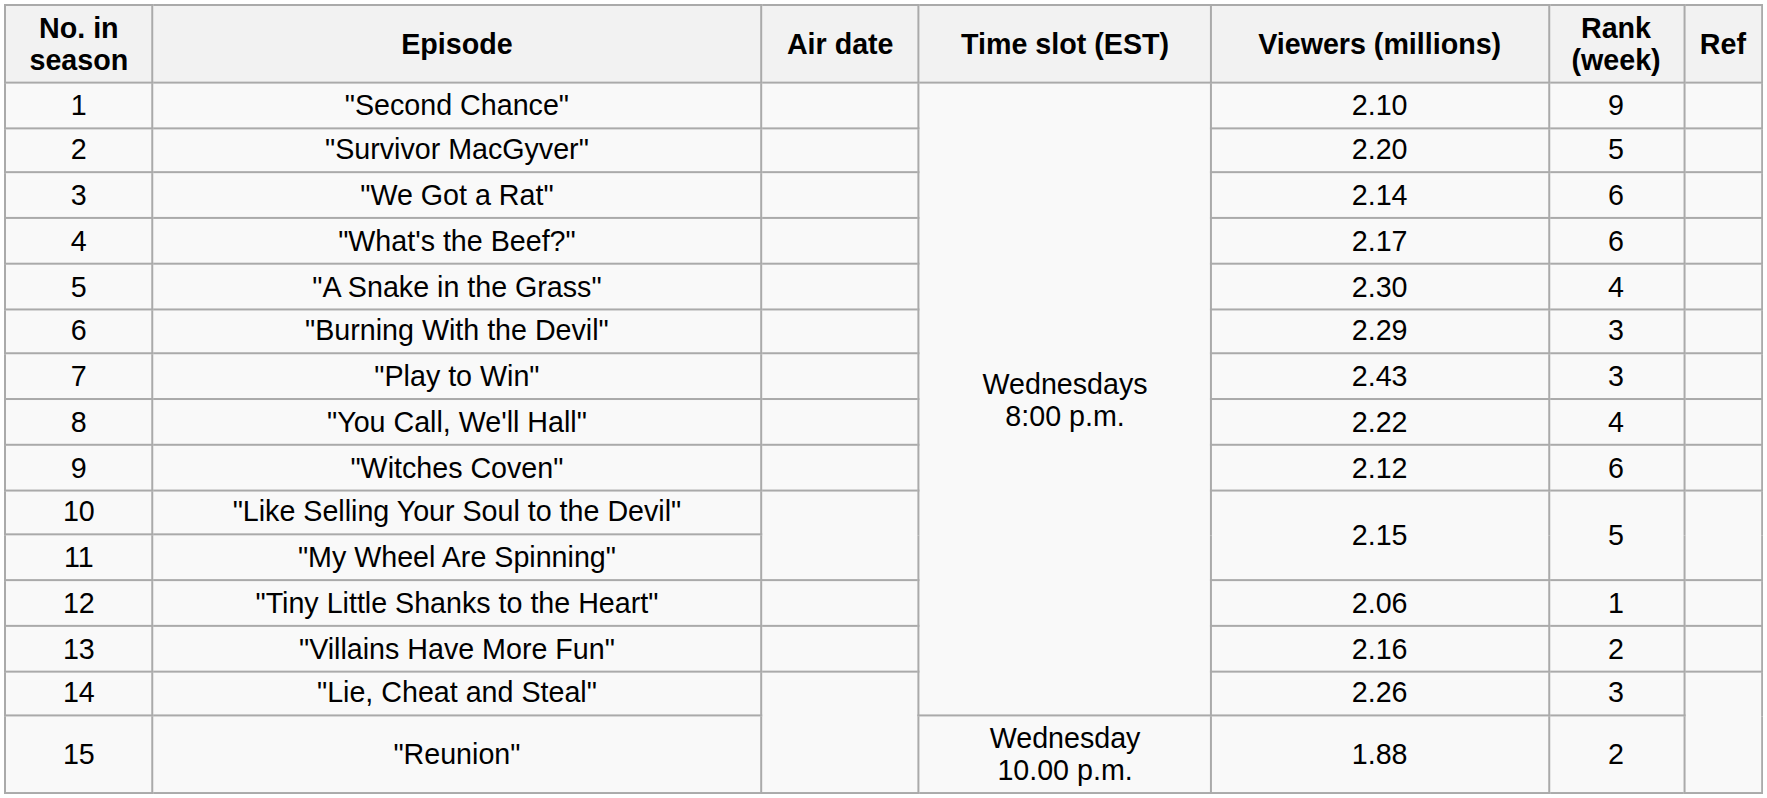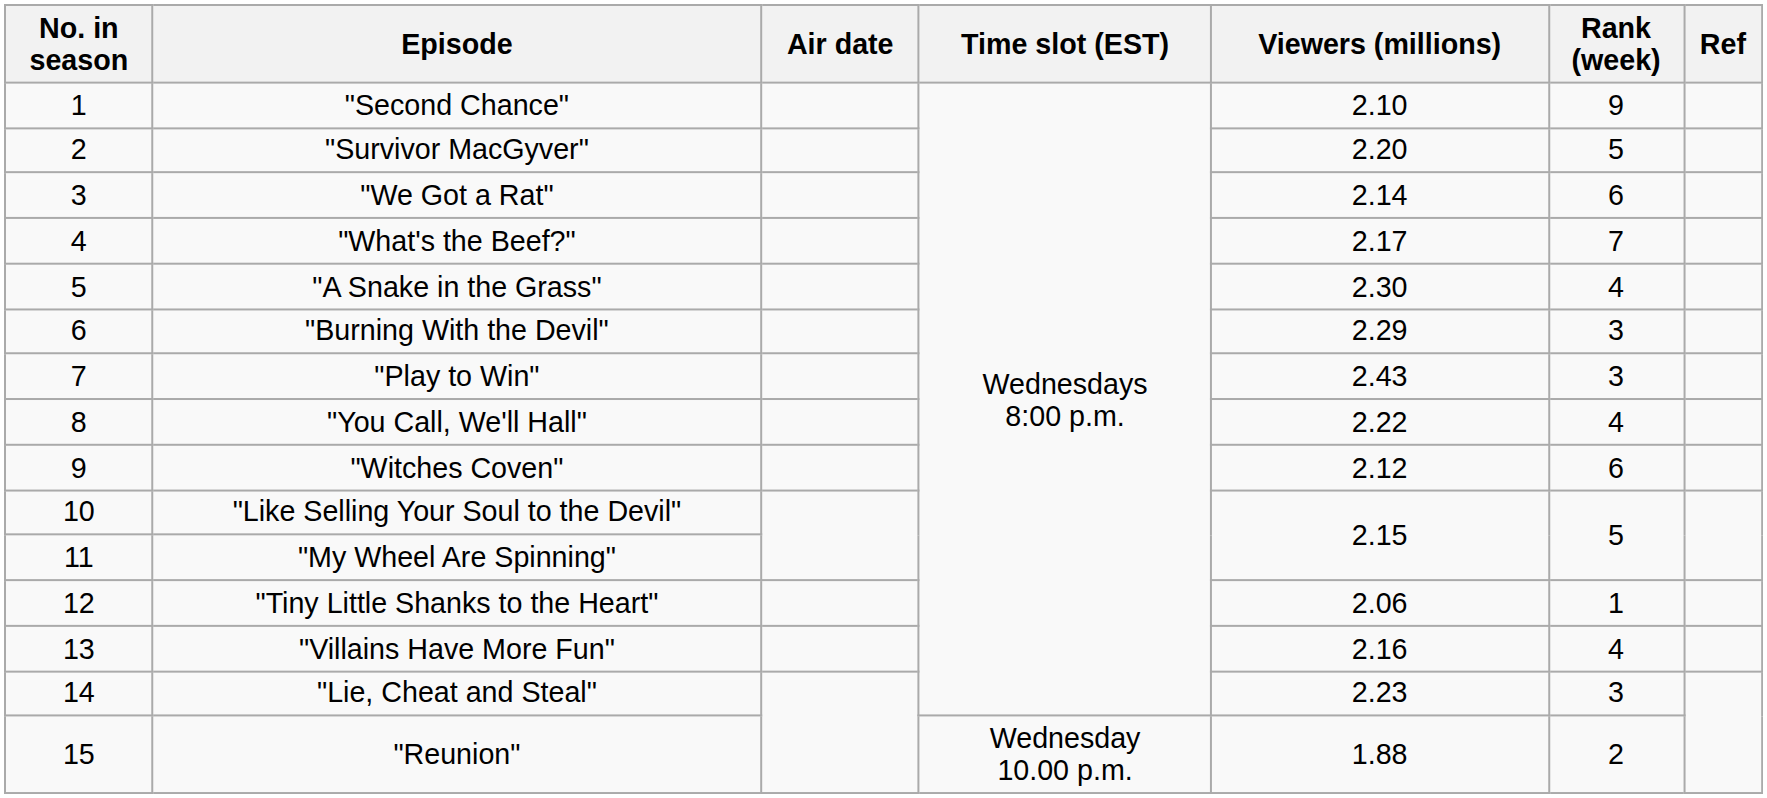(1616, 241) 6 -> (1616, 241) 7
(1616, 648) 2 -> (1616, 648) 4
(1380, 694) 2.26 -> (1380, 694) 2.23
